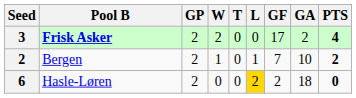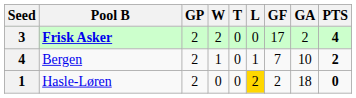(22, 59) 2 -> (22, 59) 4
(22, 81) 6 -> (22, 81) 1
